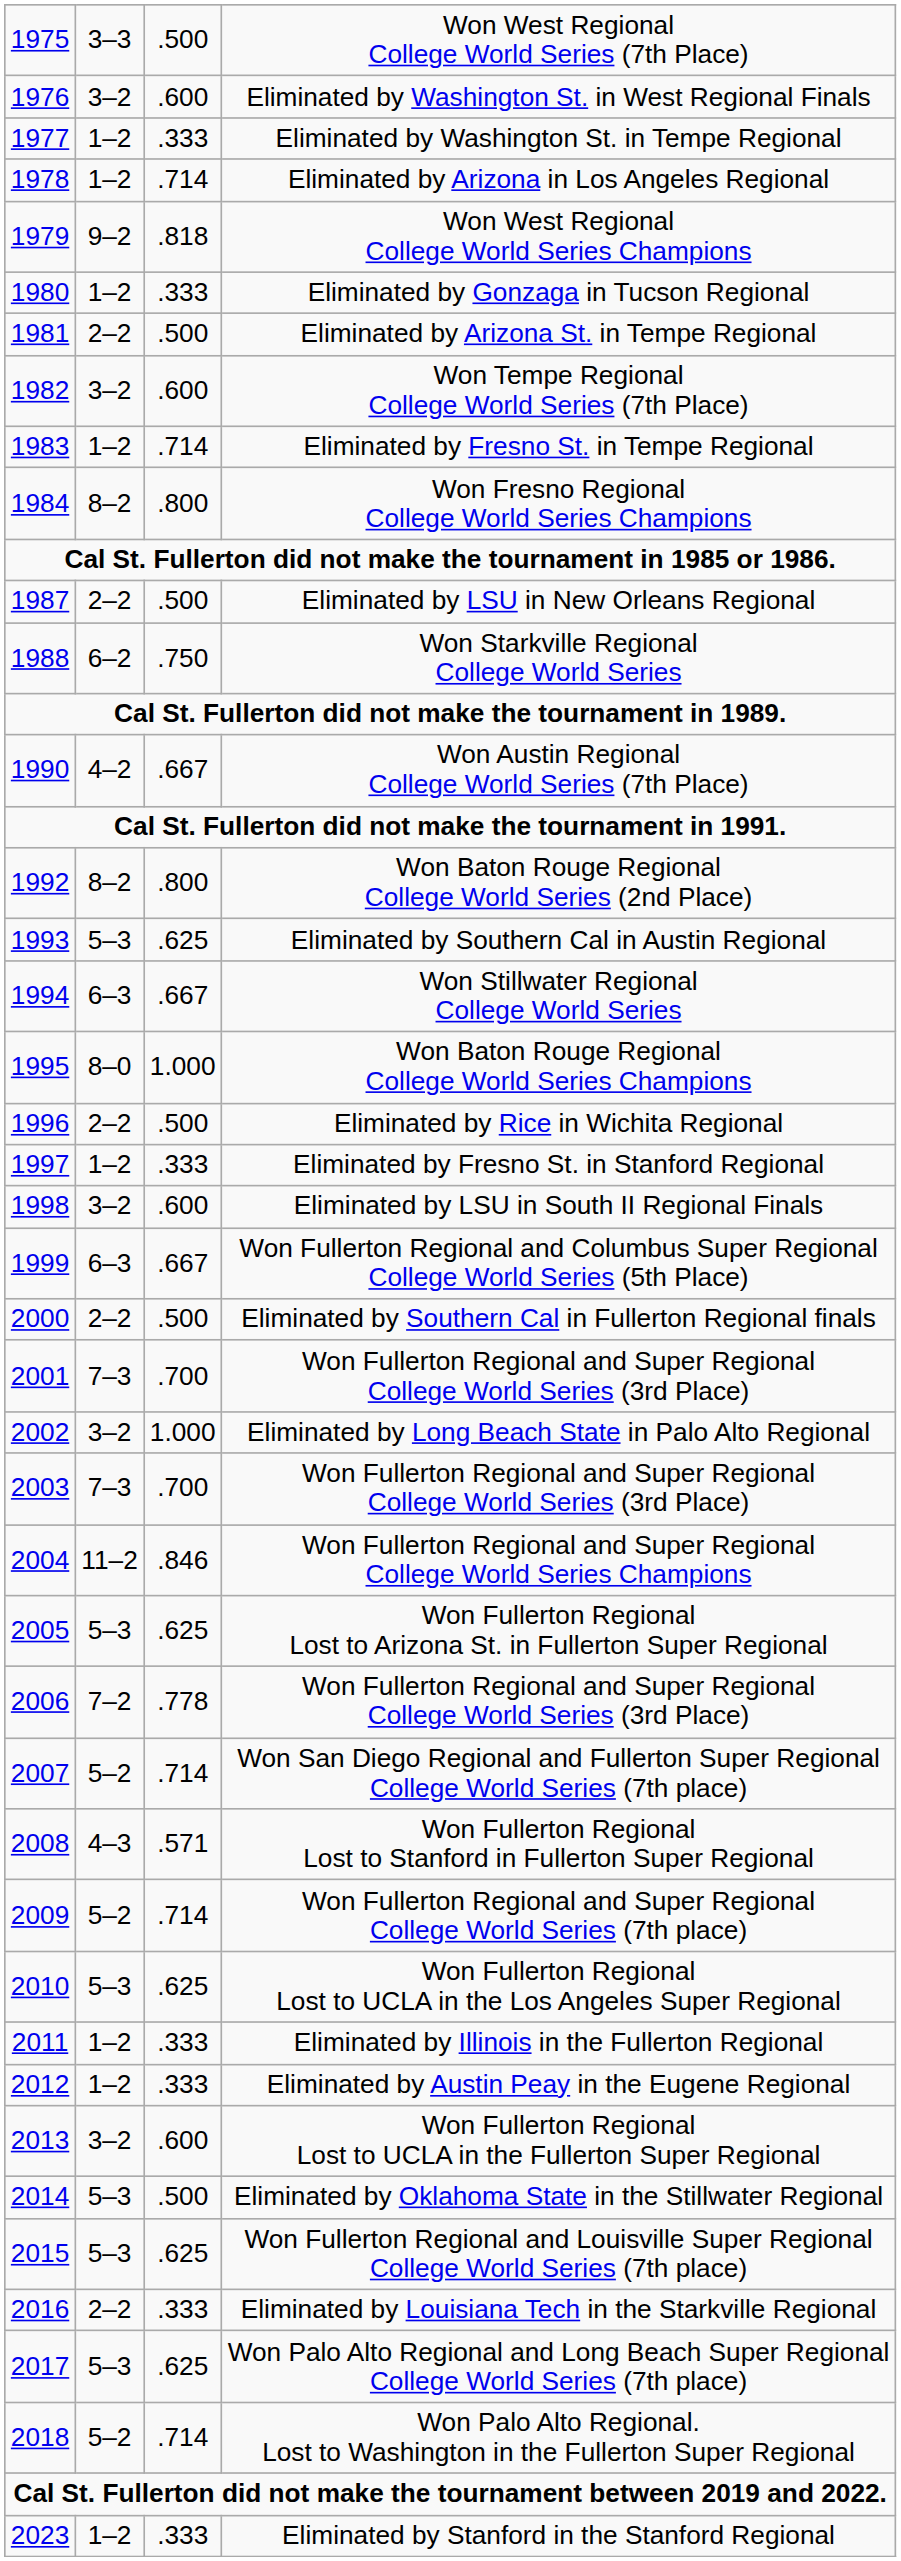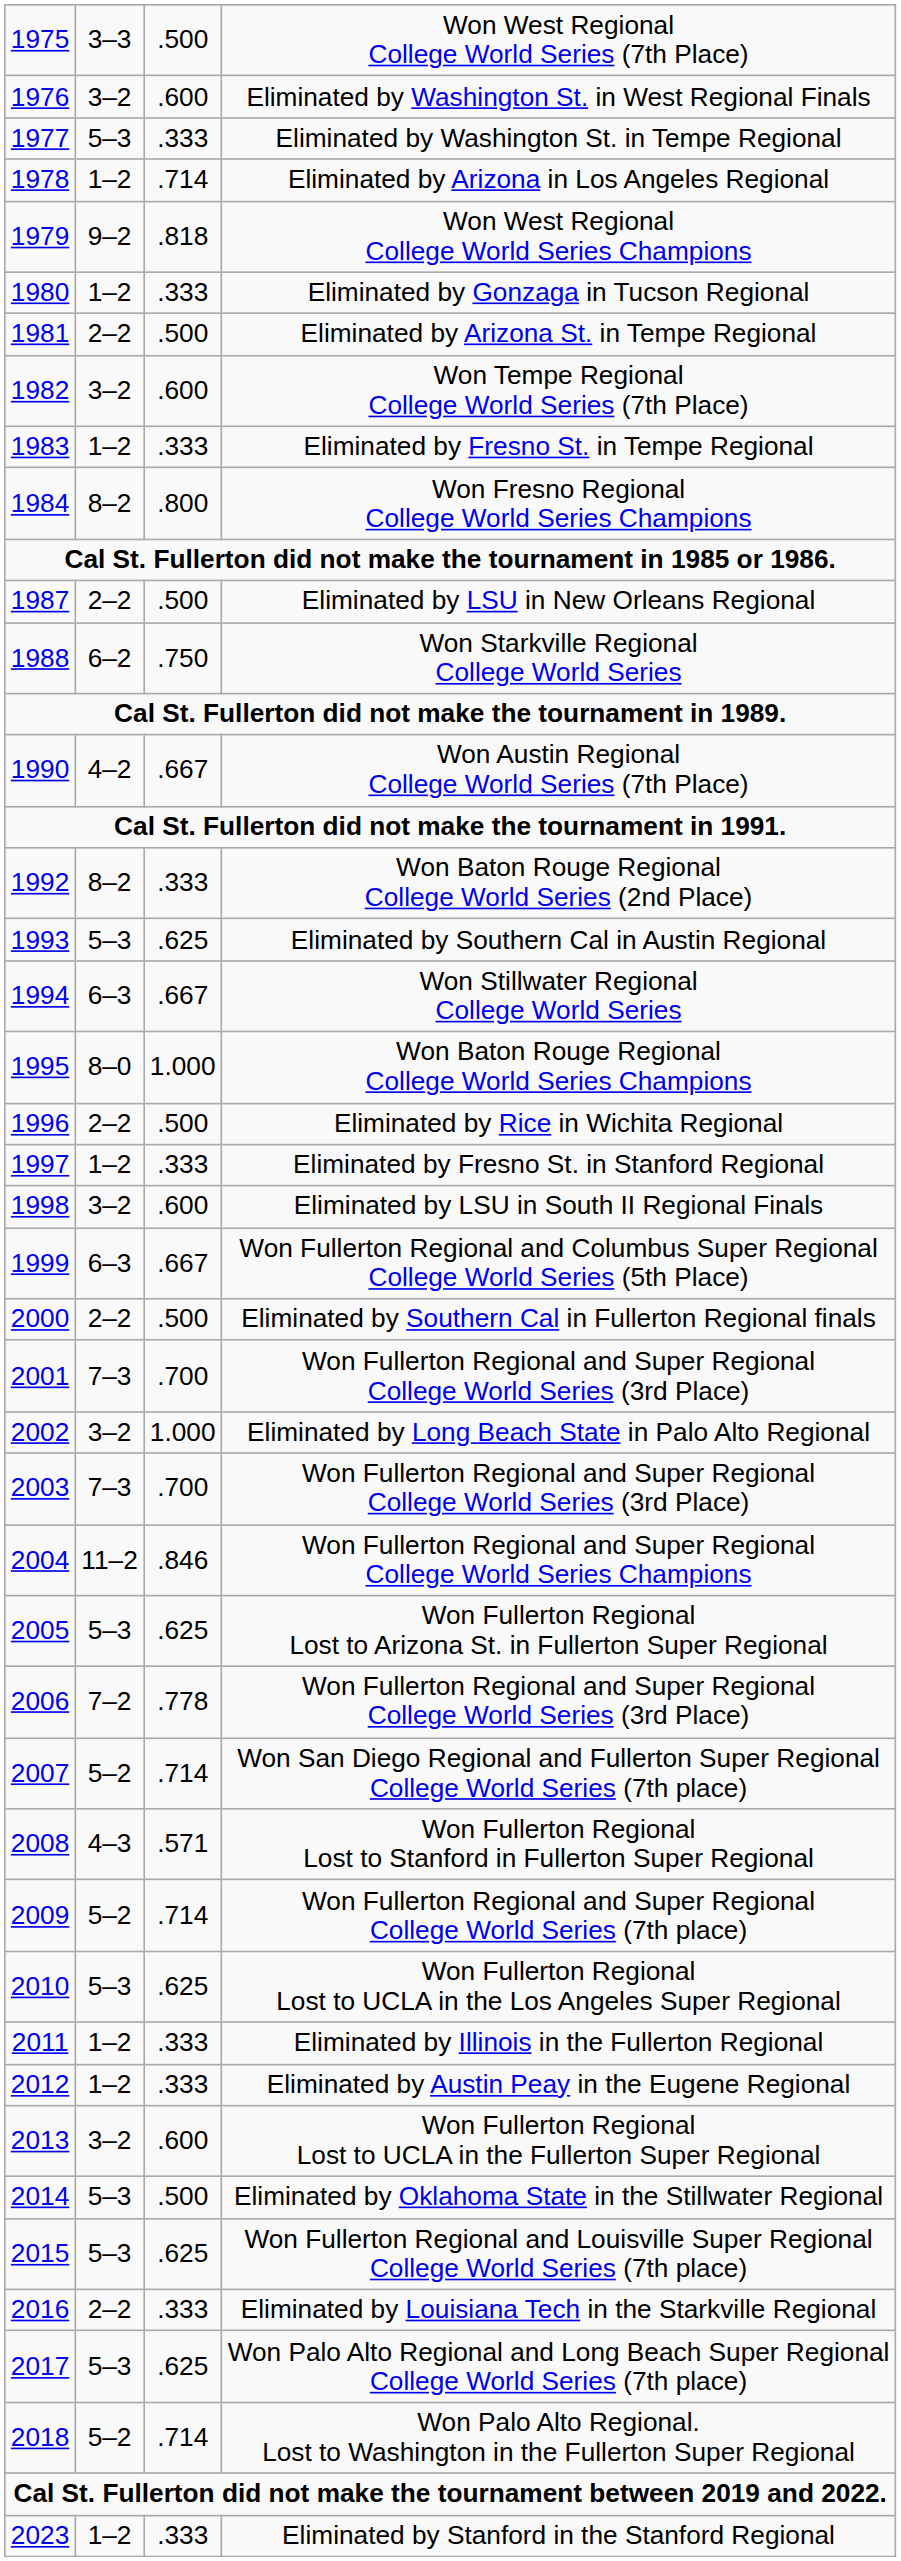(110, 138) 1–2 -> (110, 138) 5–3
(183, 446) .714 -> (183, 446) .333
(183, 883) .800 -> (183, 883) .333
